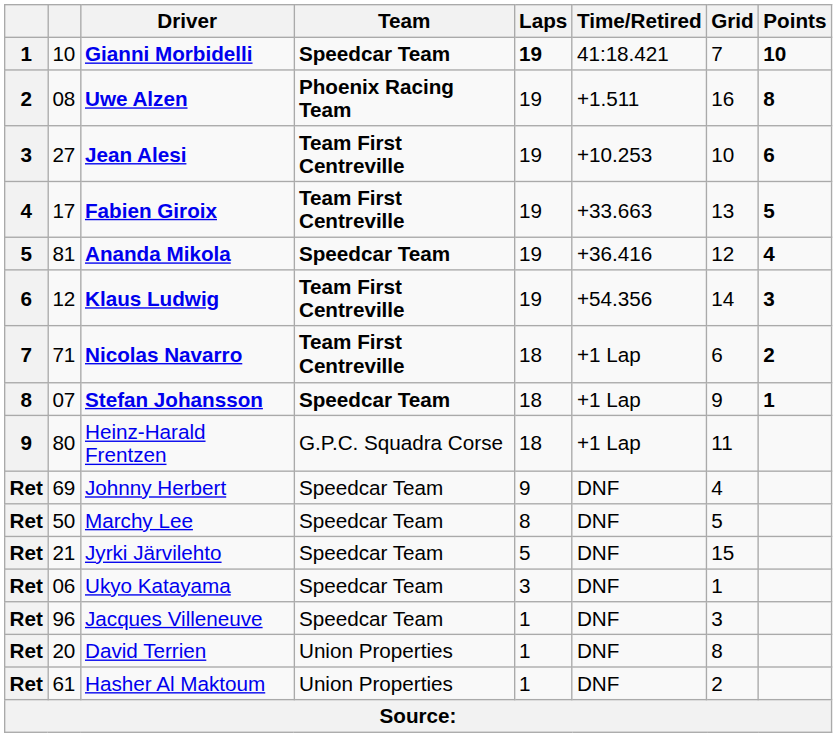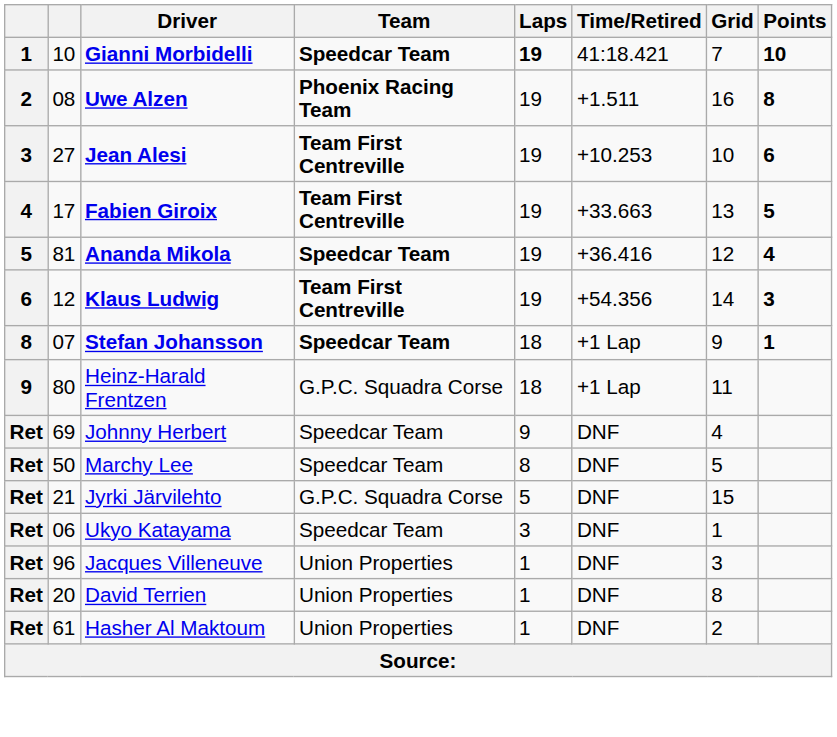- row: (164, 354)
(371, 553) Speedcar Team -> (401, 497) G.P.C. Squadra Corse
(371, 618) Speedcar Team -> (376, 562) Union Properties
